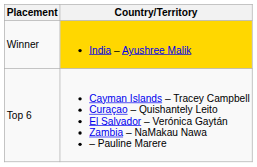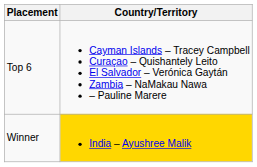rows swapped: (23, 45) <-> (19, 115)
